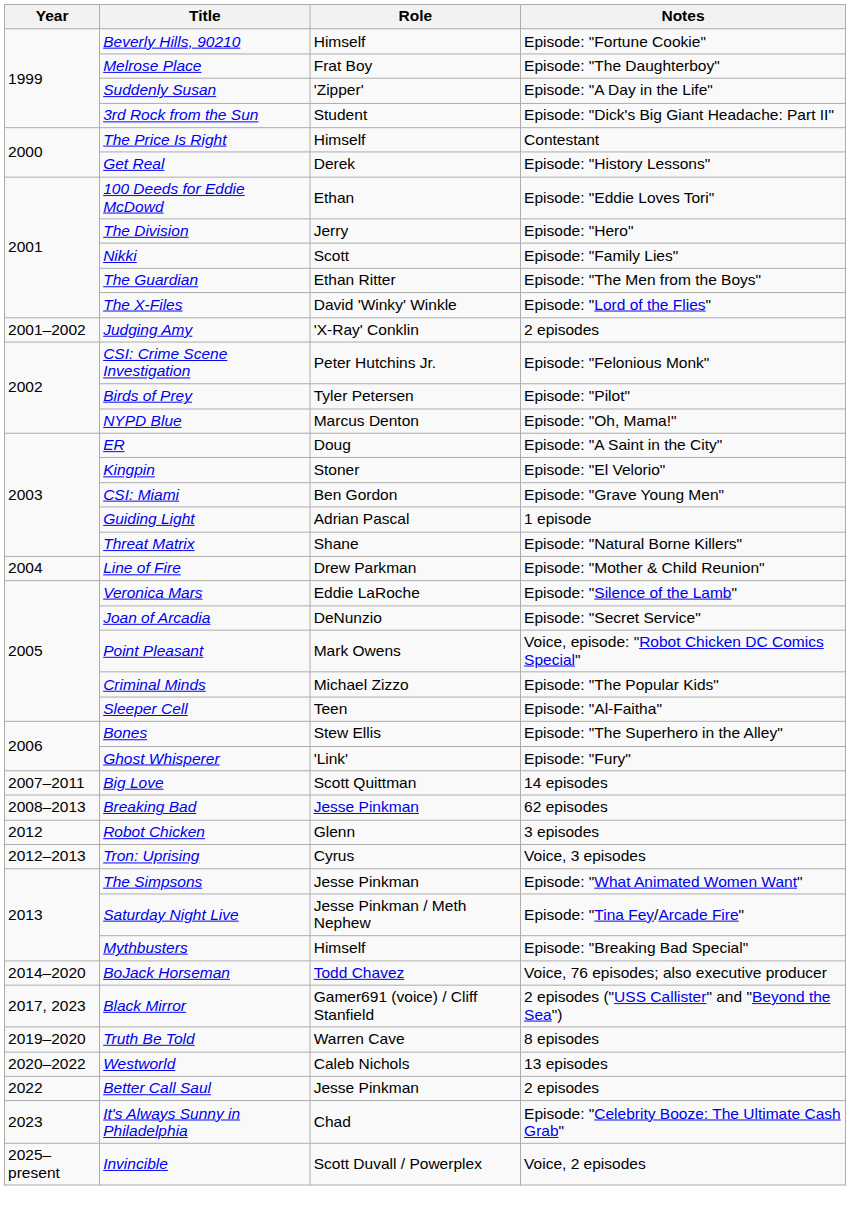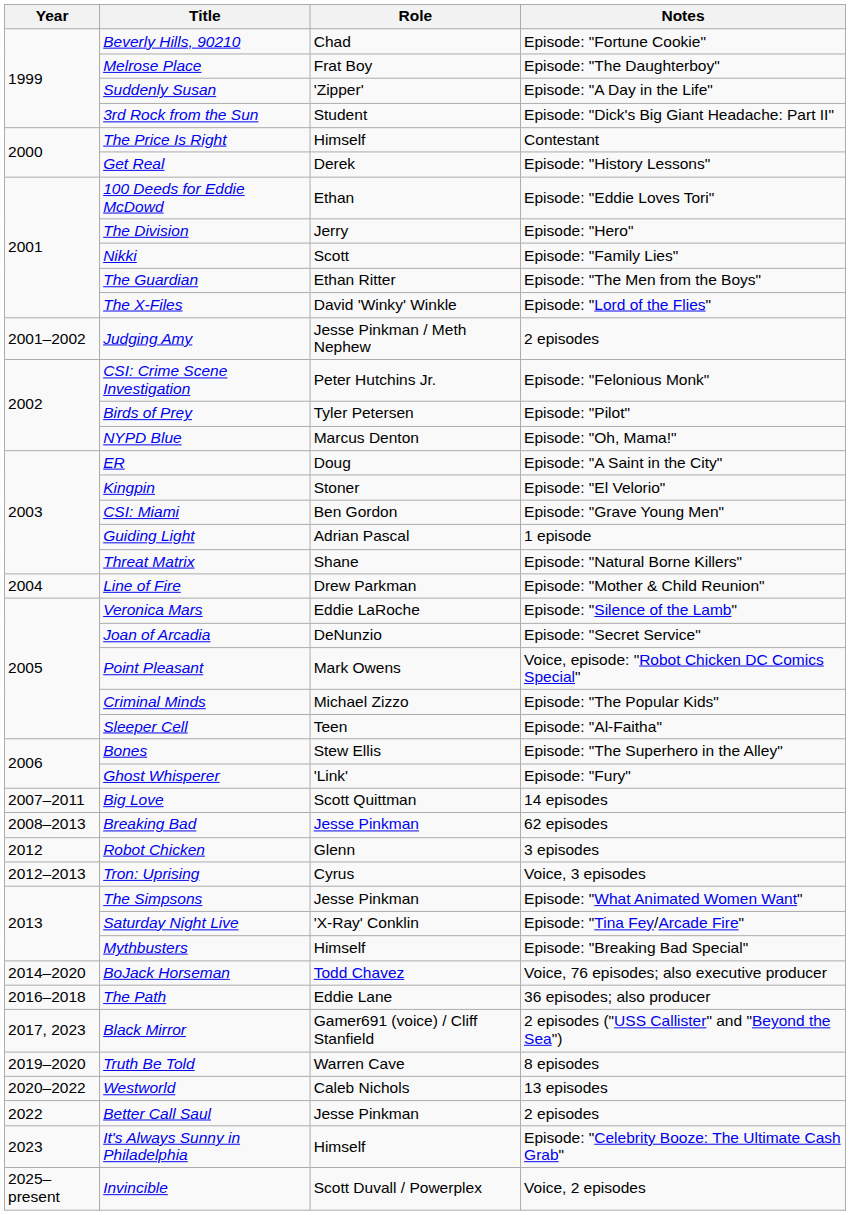(340, 41) Himself -> (332, 41) Chad
(366, 329) 'X-Ray' Conklin -> (390, 338) Jesse Pinkman / Meth Nephew
(390, 914) Jesse Pinkman / Meth Nephew -> (366, 923) 'X-Ray' Conklin
+ row: (135, 997)
(332, 1122) Chad -> (340, 1146) Himself
